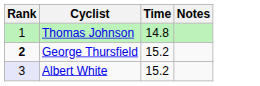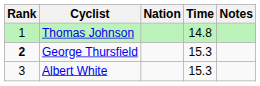+ column: (162, 14)
(157, 52) 15.2 -> (200, 52) 15.3
(22, 71) lavender background -> (22, 71) no background
(157, 71) 15.2 -> (200, 71) 15.3
